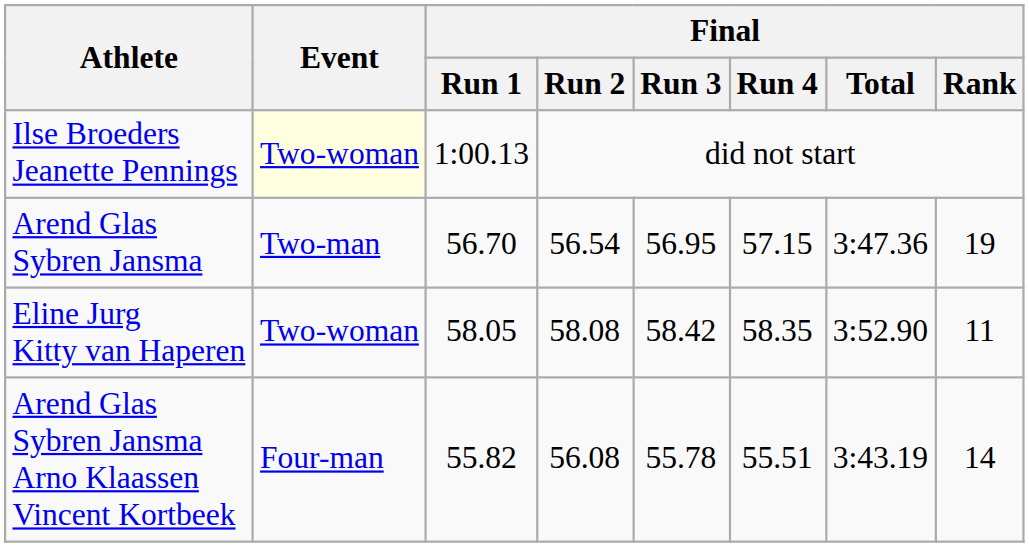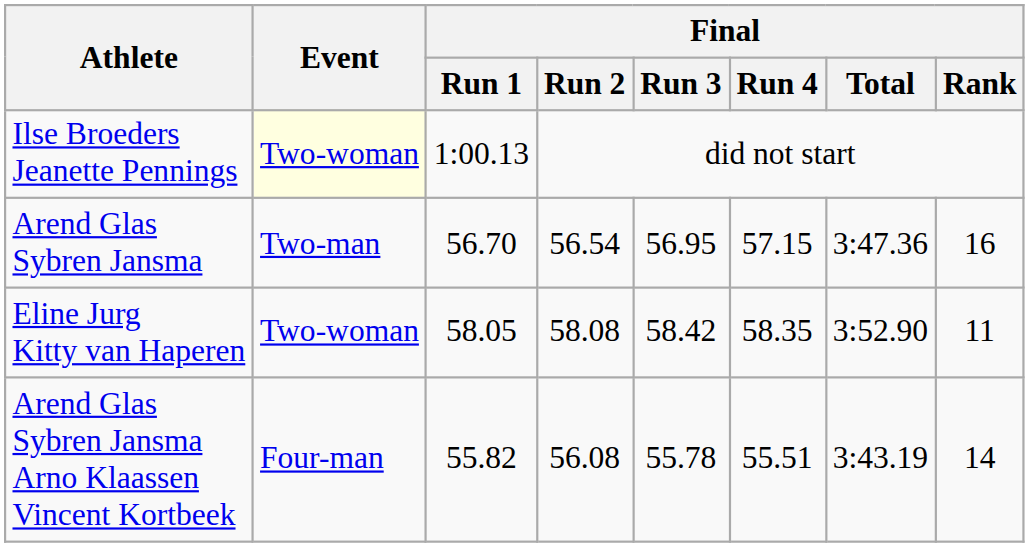(980, 242) 19 -> (980, 242) 16
